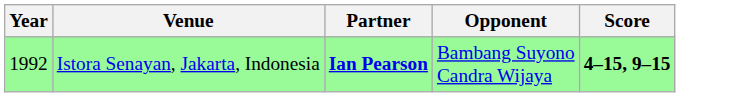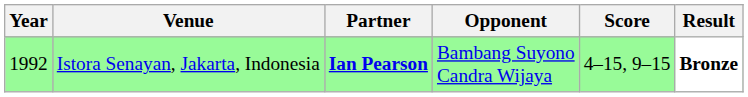+ column: (709, 20)
(627, 64) bold -> (627, 64) normal
